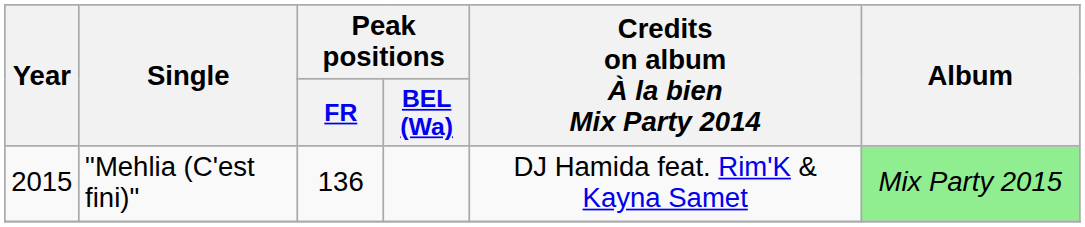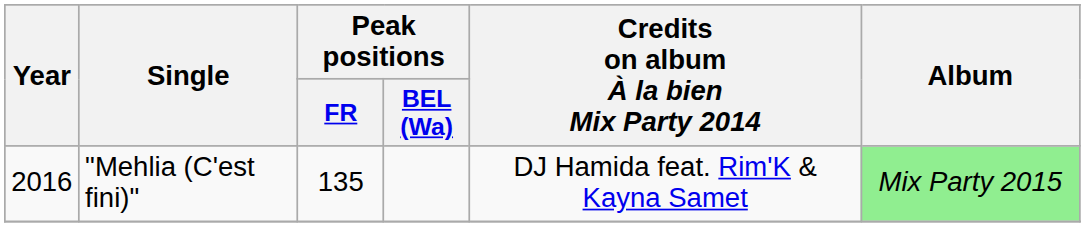(42, 183) 2015 -> (42, 183) 2016
(341, 183) 136 -> (341, 183) 135
